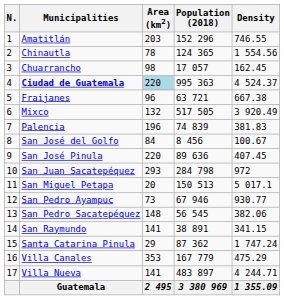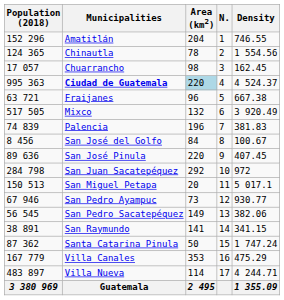columns swapped: (12, 18) <-> (203, 18)
(153, 39) 203 -> (196, 39) 204
(153, 170) 293 -> (196, 170) 292
(153, 214) 148 -> (196, 214) 149
(150, 244) 29 -> (193, 244) 50
(153, 273) 141 -> (196, 273) 114
